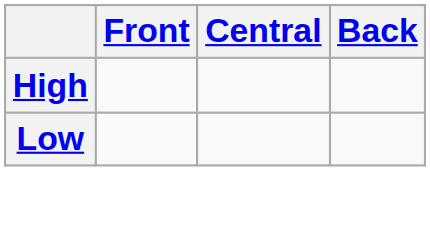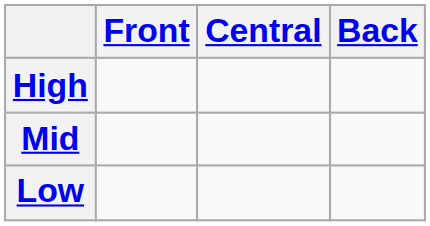+ row: (50, 138)
